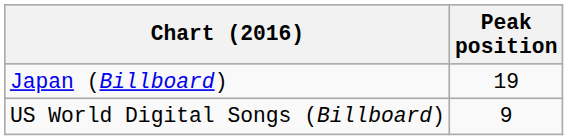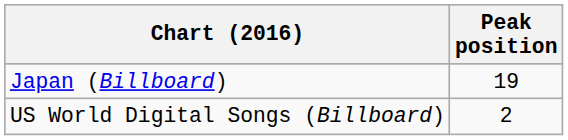(506, 116) 9 -> (506, 116) 2
